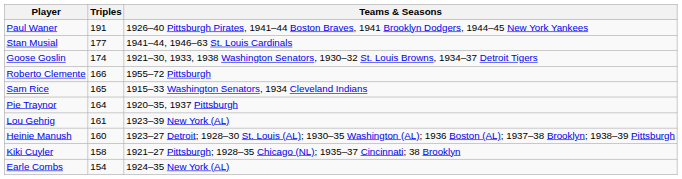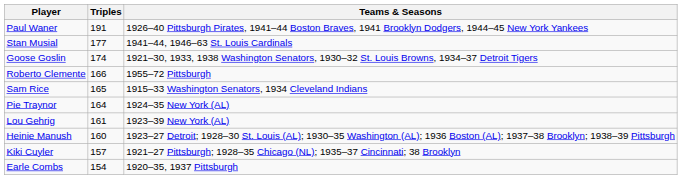(182, 105) 1920–35, 1937 Pittsburgh -> (178, 105) 1924–35 New York (AL)
(98, 151) 158 -> (98, 151) 157
(178, 167) 1924–35 New York (AL) -> (182, 167) 1920–35, 1937 Pittsburgh
